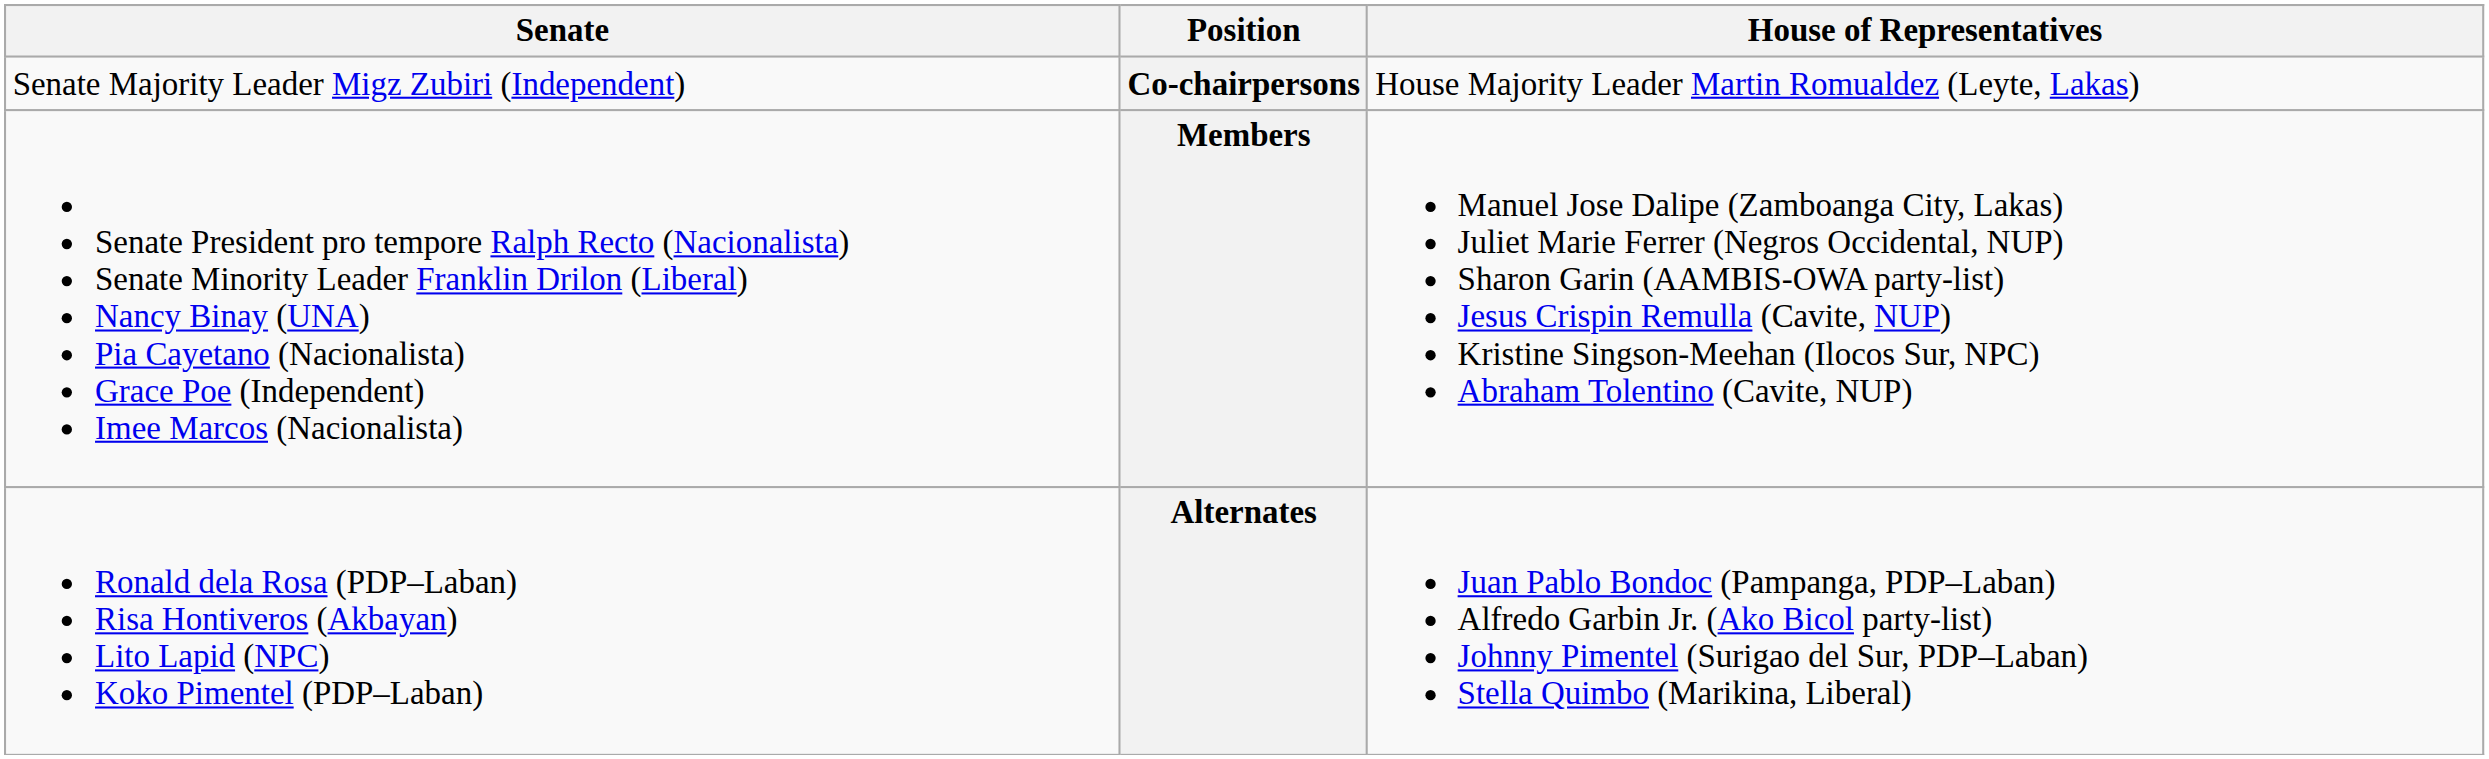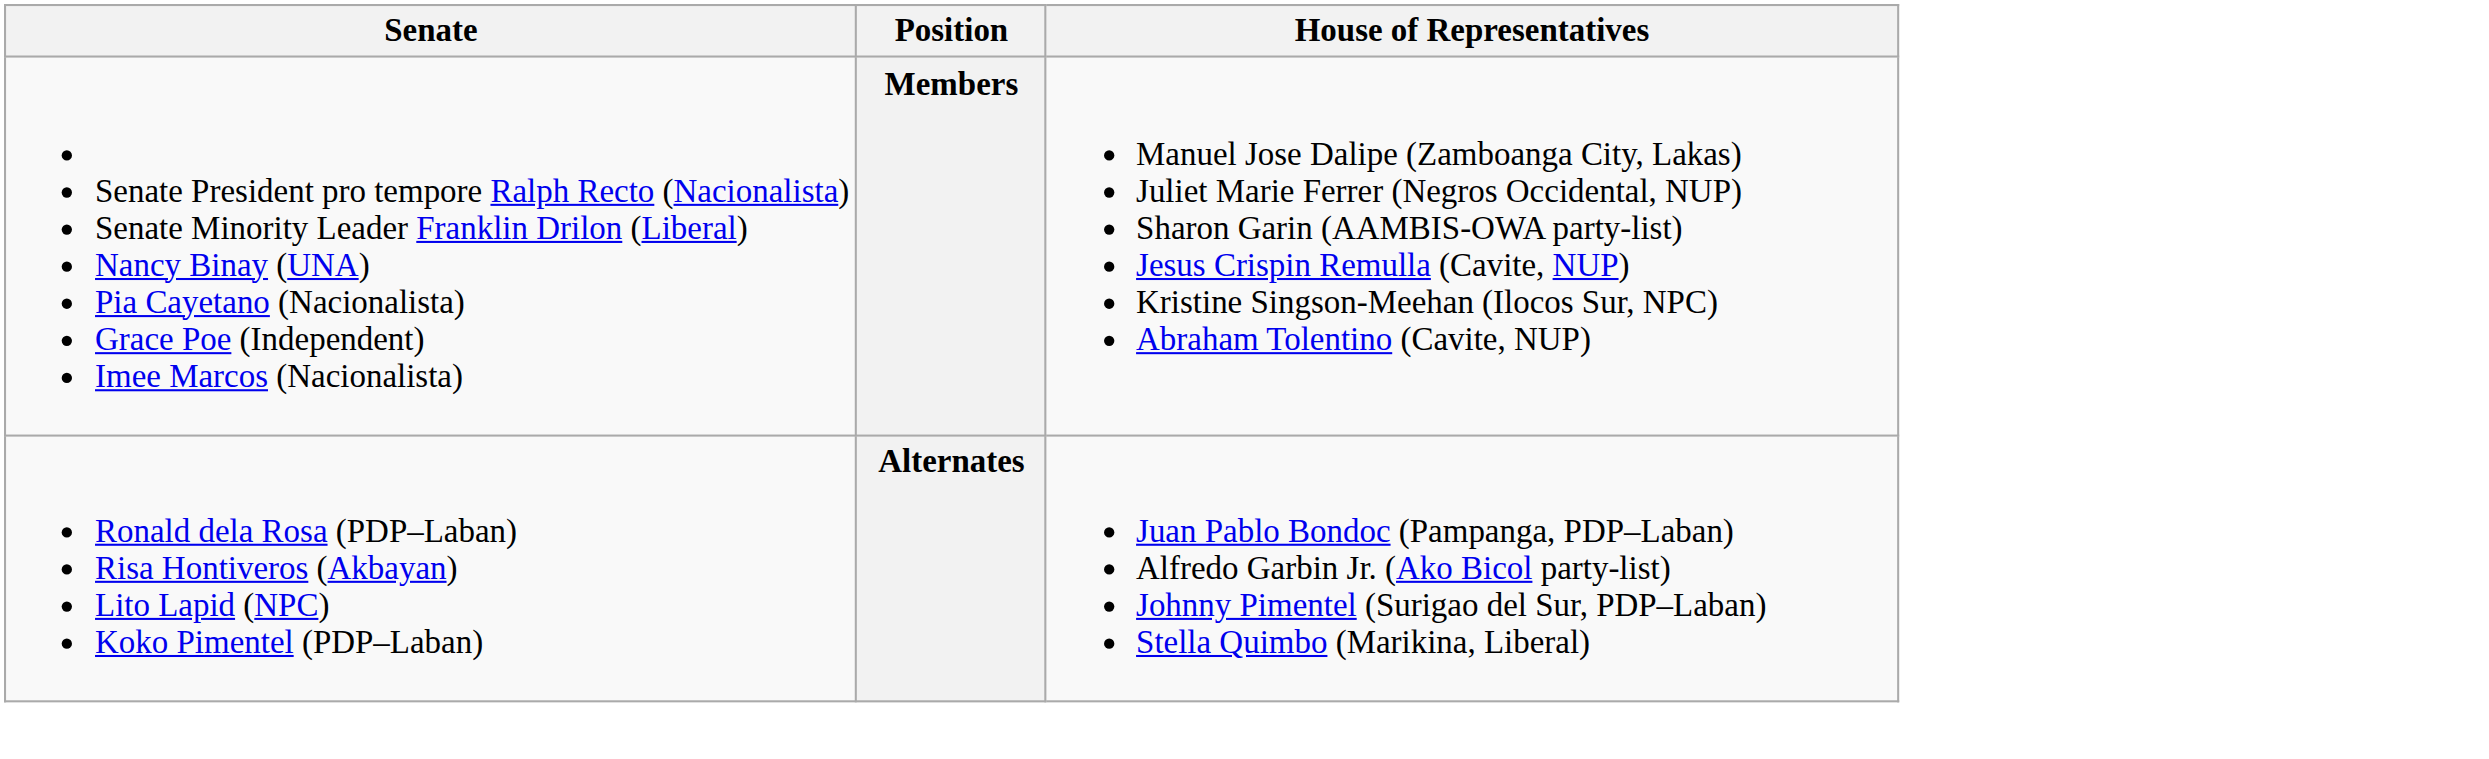- row: (1244, 82)
